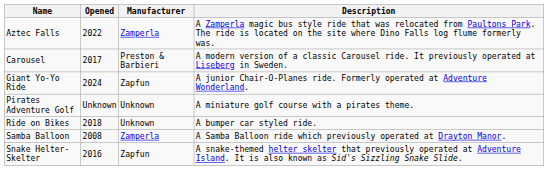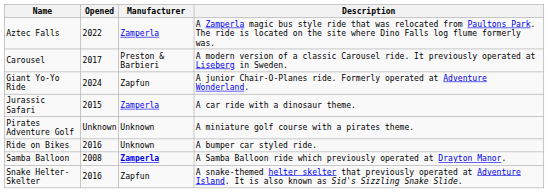+ row: (26, 105)
(92, 123) 2018 -> (92, 145) 2016
(140, 136) normal -> (140, 159) bold
